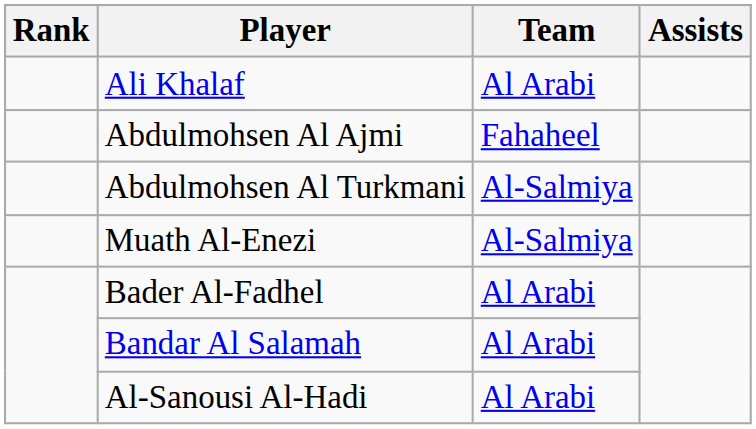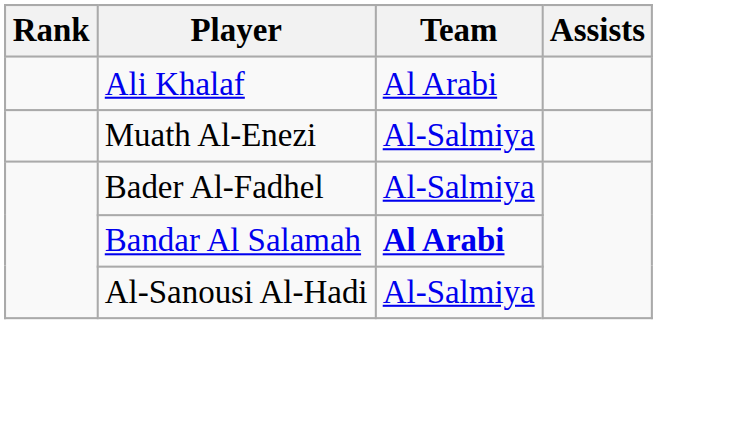- row: (254, 135)
- row: (285, 187)
(538, 291) Al Arabi -> (459, 187) Al-Salmiya
(538, 344) normal -> (444, 239) bold
(538, 396) Al Arabi -> (459, 291) Al-Salmiya
